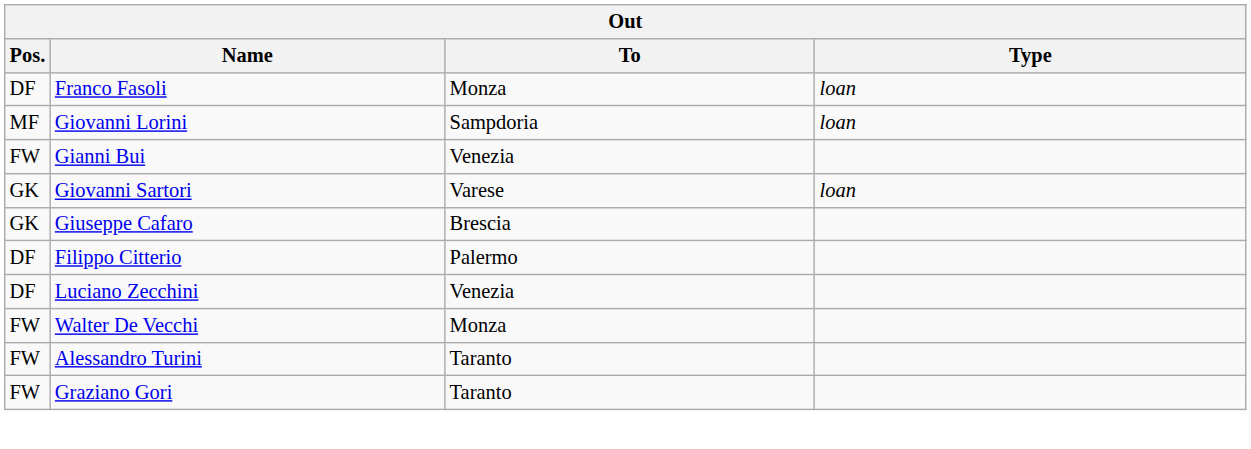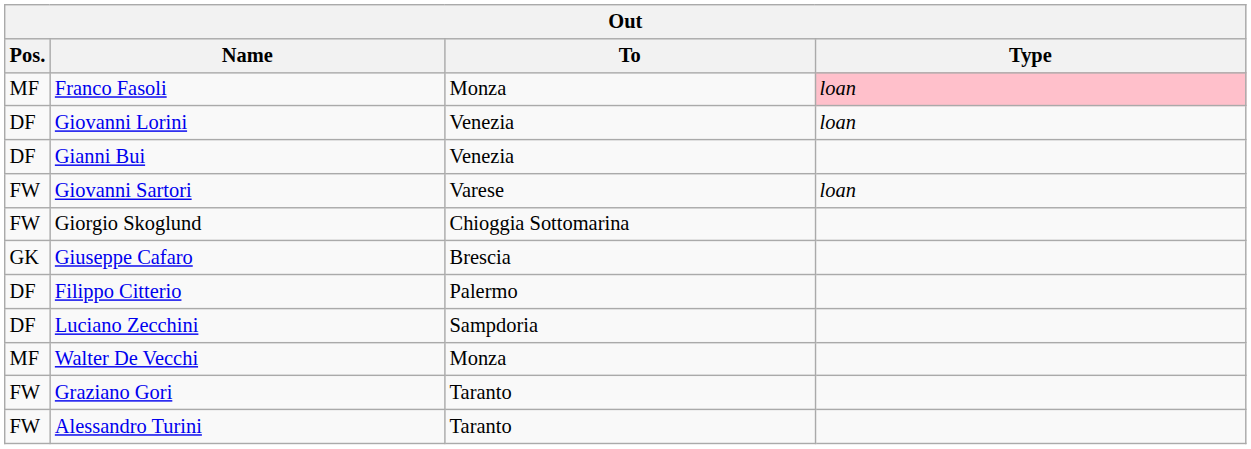(23, 89) DF -> (24, 89) MF
(838, 89) no background -> (838, 89) pink background
(24, 122) MF -> (23, 122) DF
(494, 122) Sampdoria -> (482, 122) Venezia
(25, 156) FW -> (23, 156) DF
(24, 190) GK -> (25, 190) FW
+ row: (128, 224)
(482, 291) Venezia -> (494, 325) Sampdoria
(25, 325) FW -> (24, 359) MF
rows swapped: (114, 392) <-> (128, 359)
